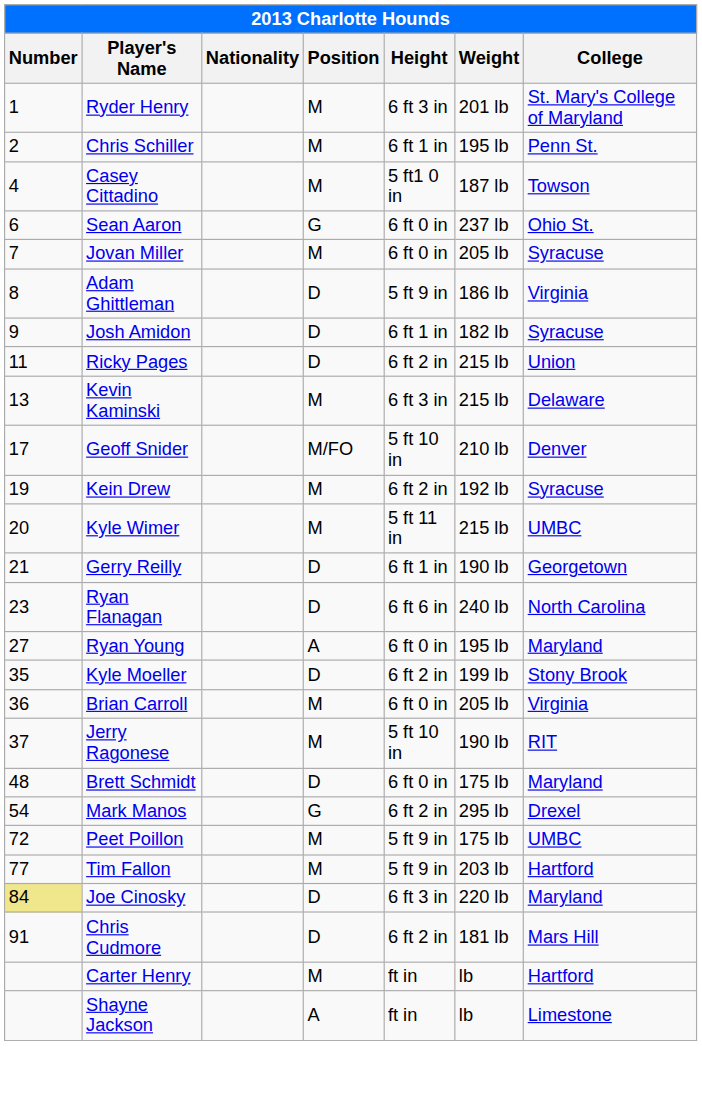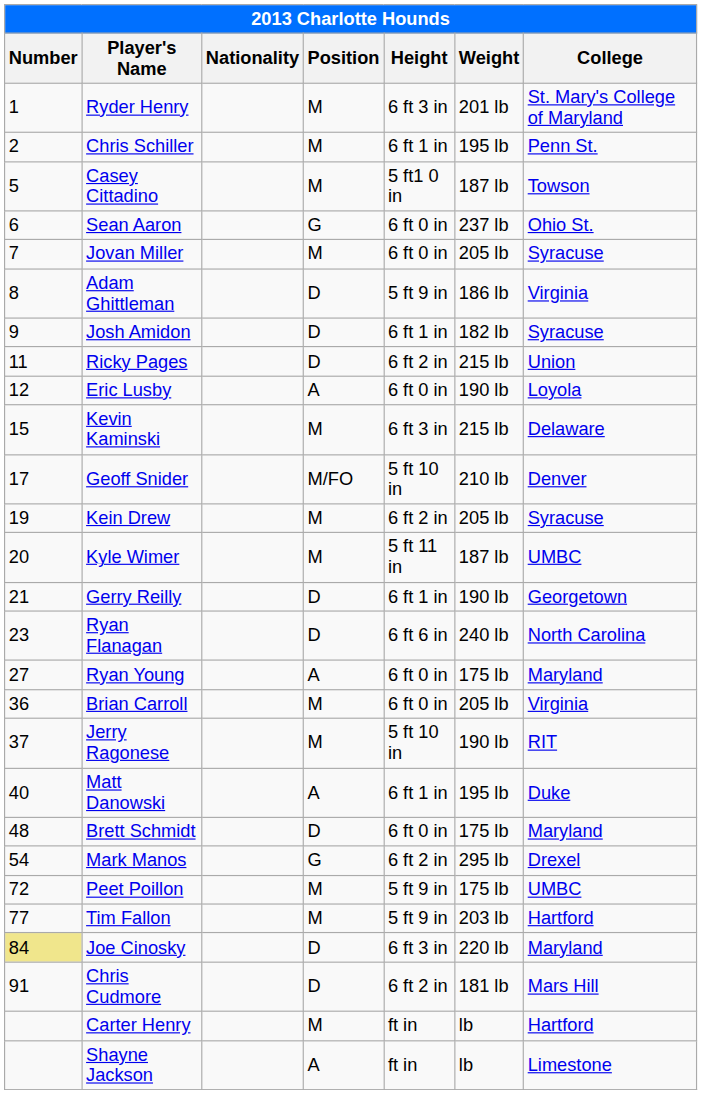(14, 185) 4 -> (14, 185) 5
+ row: (129, 390)
(19, 400) 13 -> (19, 429) 15
(484, 489) 192 lb -> (484, 518) 205 lb
(484, 528) 215 lb -> (484, 557) 187 lb
(484, 645) 195 lb -> (484, 674) 175 lb
- row: (136, 674)
+ row: (126, 792)
